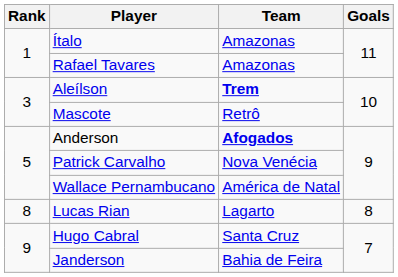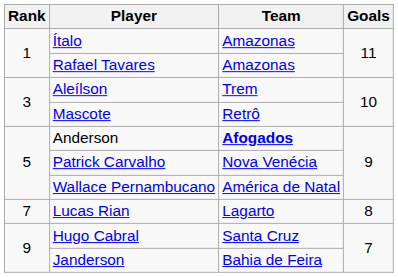(241, 89) bold -> (240, 89) normal
(27, 211) 8 -> (27, 211) 7
